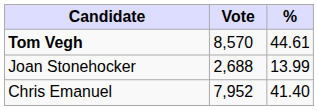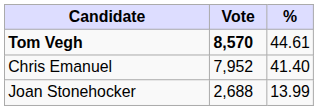(233, 42) normal -> (233, 42) bold
rows swapped: (60, 92) <-> (72, 67)
